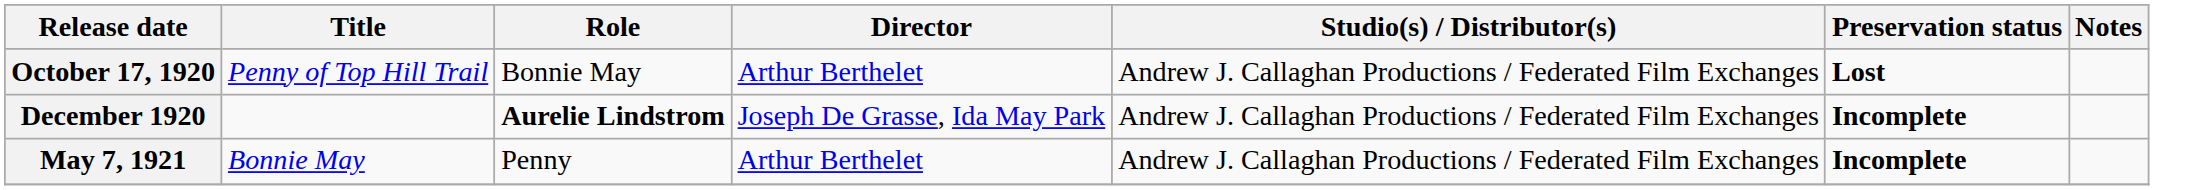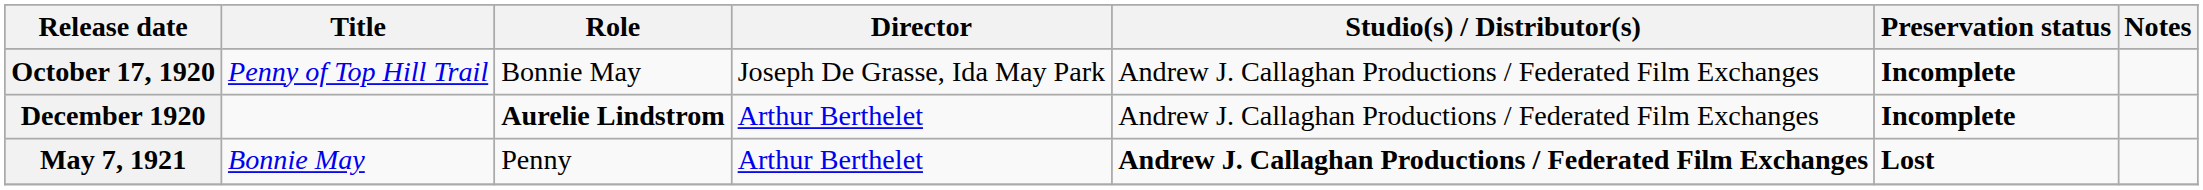(830, 71) Arthur Berthelet -> (921, 71) Joseph De Grasse, Ida May Park
(1859, 71) Lost -> (1948, 71) Incomplete
(921, 116) Joseph De Grasse, Ida May Park -> (830, 116) Arthur Berthelet
(1469, 160) normal -> (1493, 160) bold
(1899, 160) Incomplete -> (1908, 160) Lost
